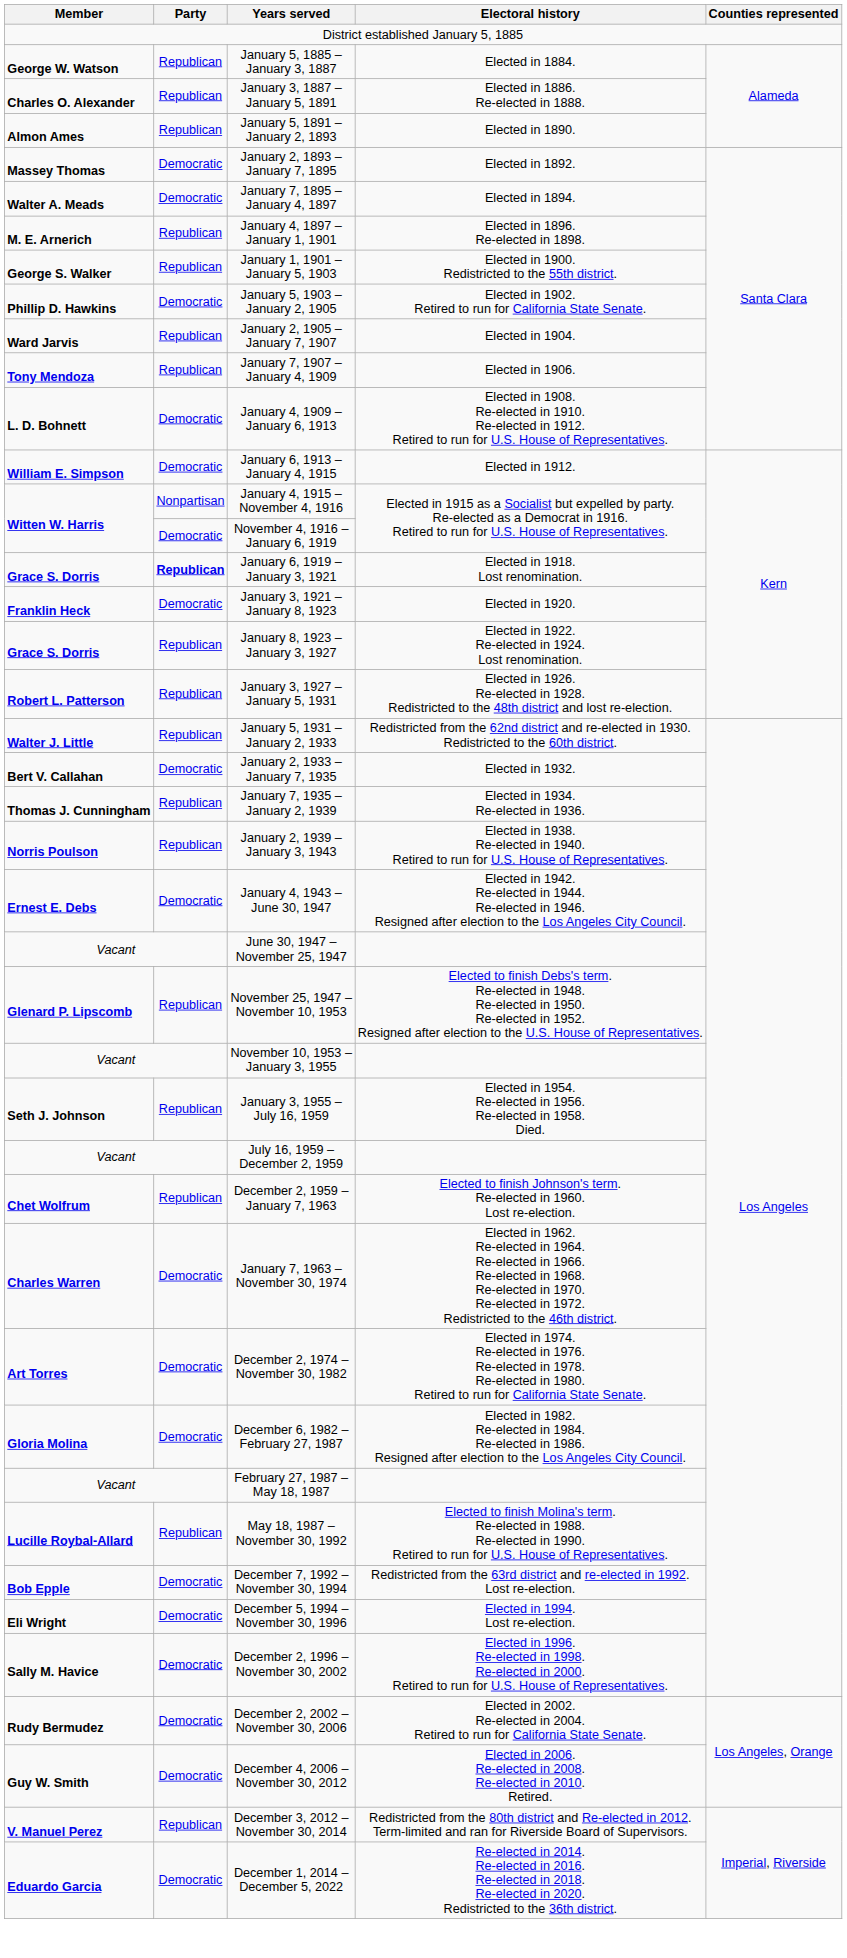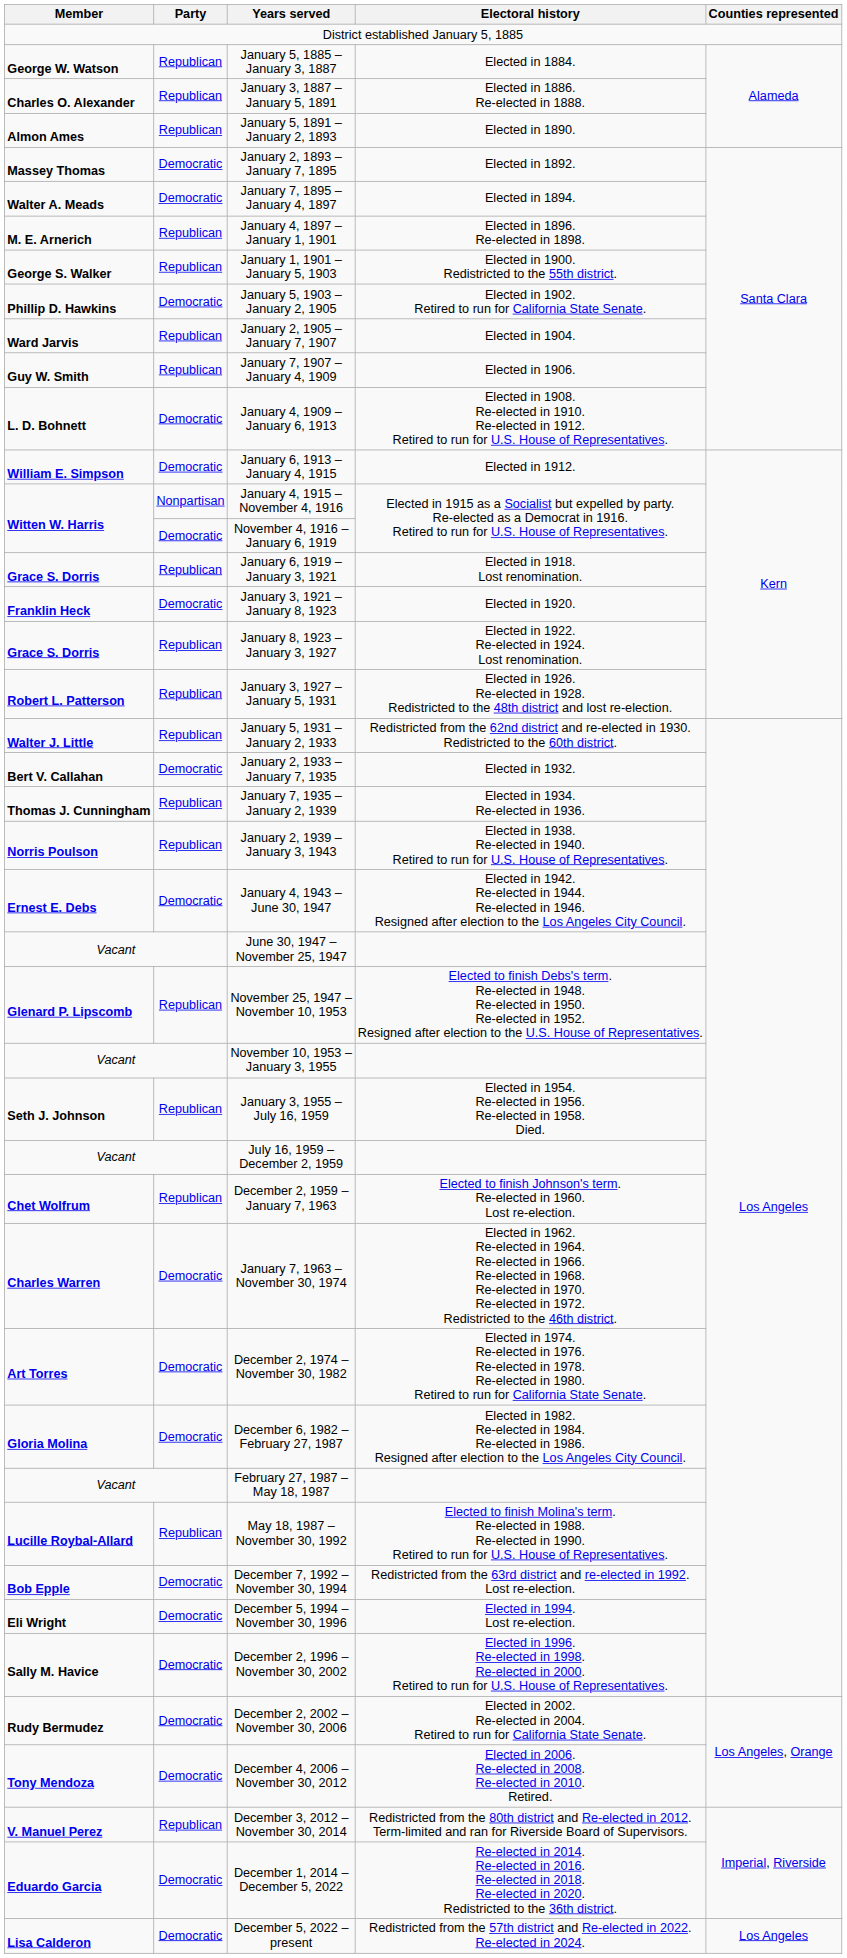(51, 377) Tony Mendoza -> (48, 377) Guy W. Smith
(190, 569) bold -> (190, 569) normal
(48, 1783) Guy W. Smith -> (51, 1783) Tony Mendoza
+ row: (291, 1935)
